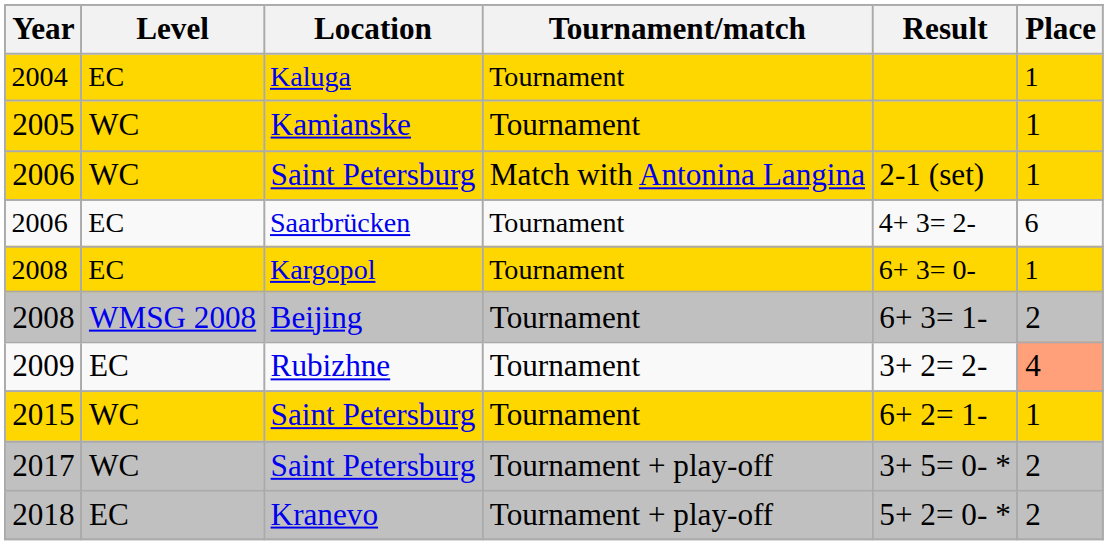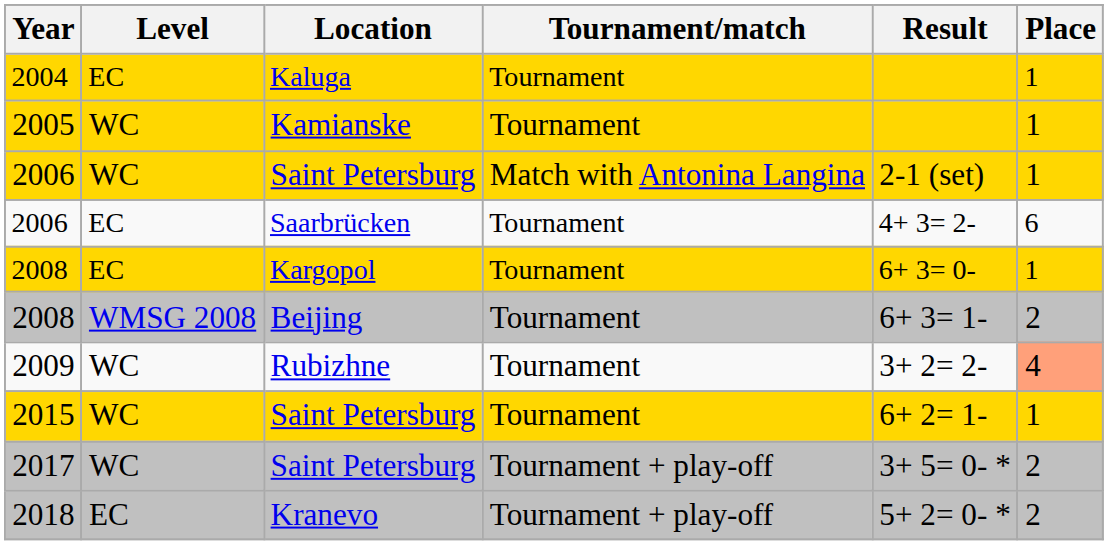(109, 366) EC -> (114, 366) WC
